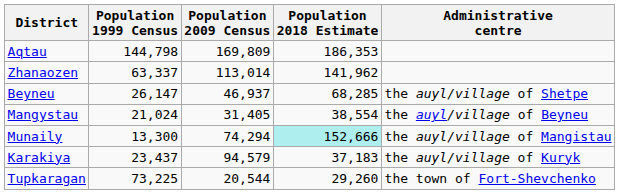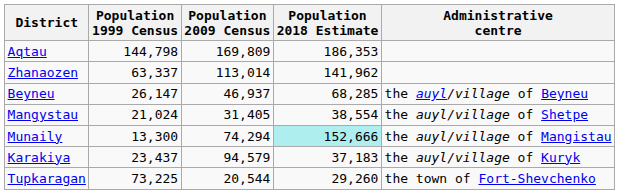(486, 94) the auyl/village of Shetpe -> (486, 94) the auyl/village of Beyneu
(486, 115) the auyl/village of Beyneu -> (486, 115) the auyl/village of Shetpe
